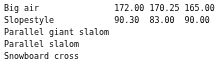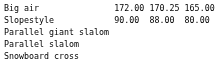(127, 20) 90.30 -> (127, 20) 90.00
(162, 20) 83.00 -> (162, 20) 88.00
(197, 20) 90.00 -> (197, 20) 80.00
